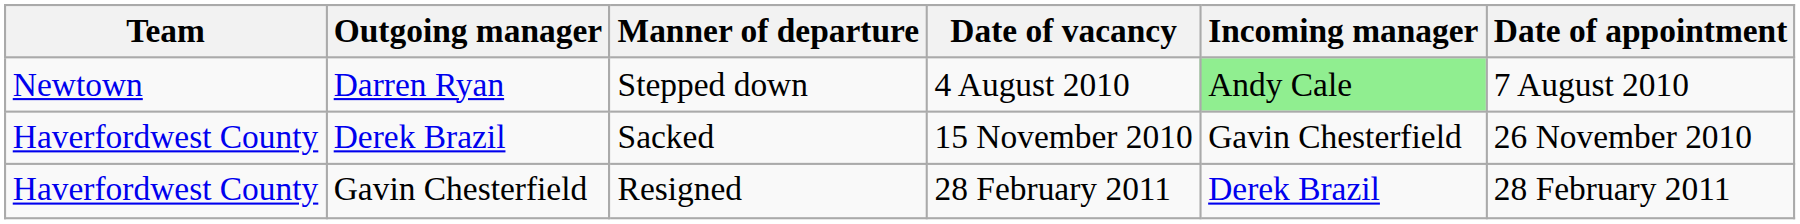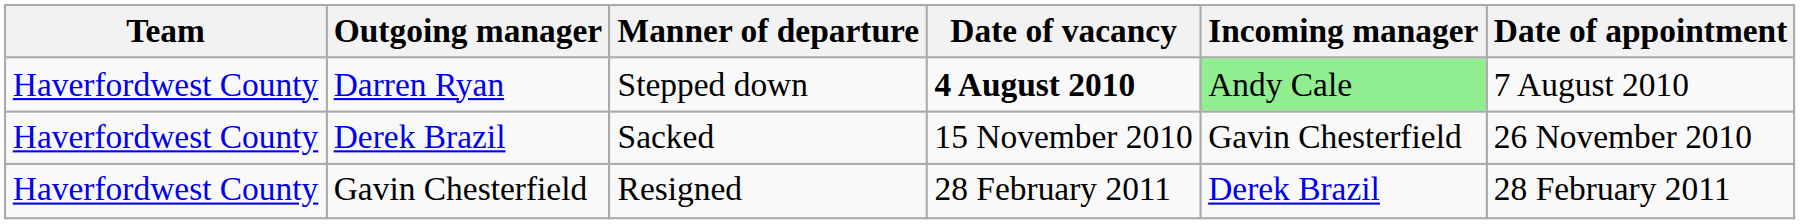(78, 84) Newtown -> (166, 84) Haverfordwest County
(1032, 84) normal -> (1035, 84) bold
